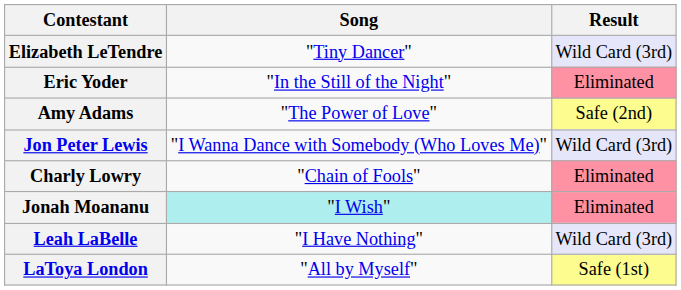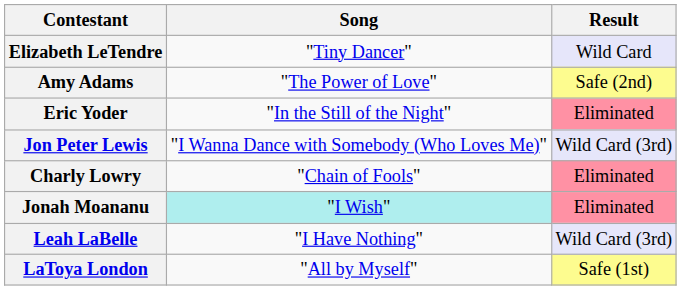(614, 51) Wild Card (3rd) -> (614, 51) Wild Card
rows swapped: (86, 82) <-> (86, 113)
